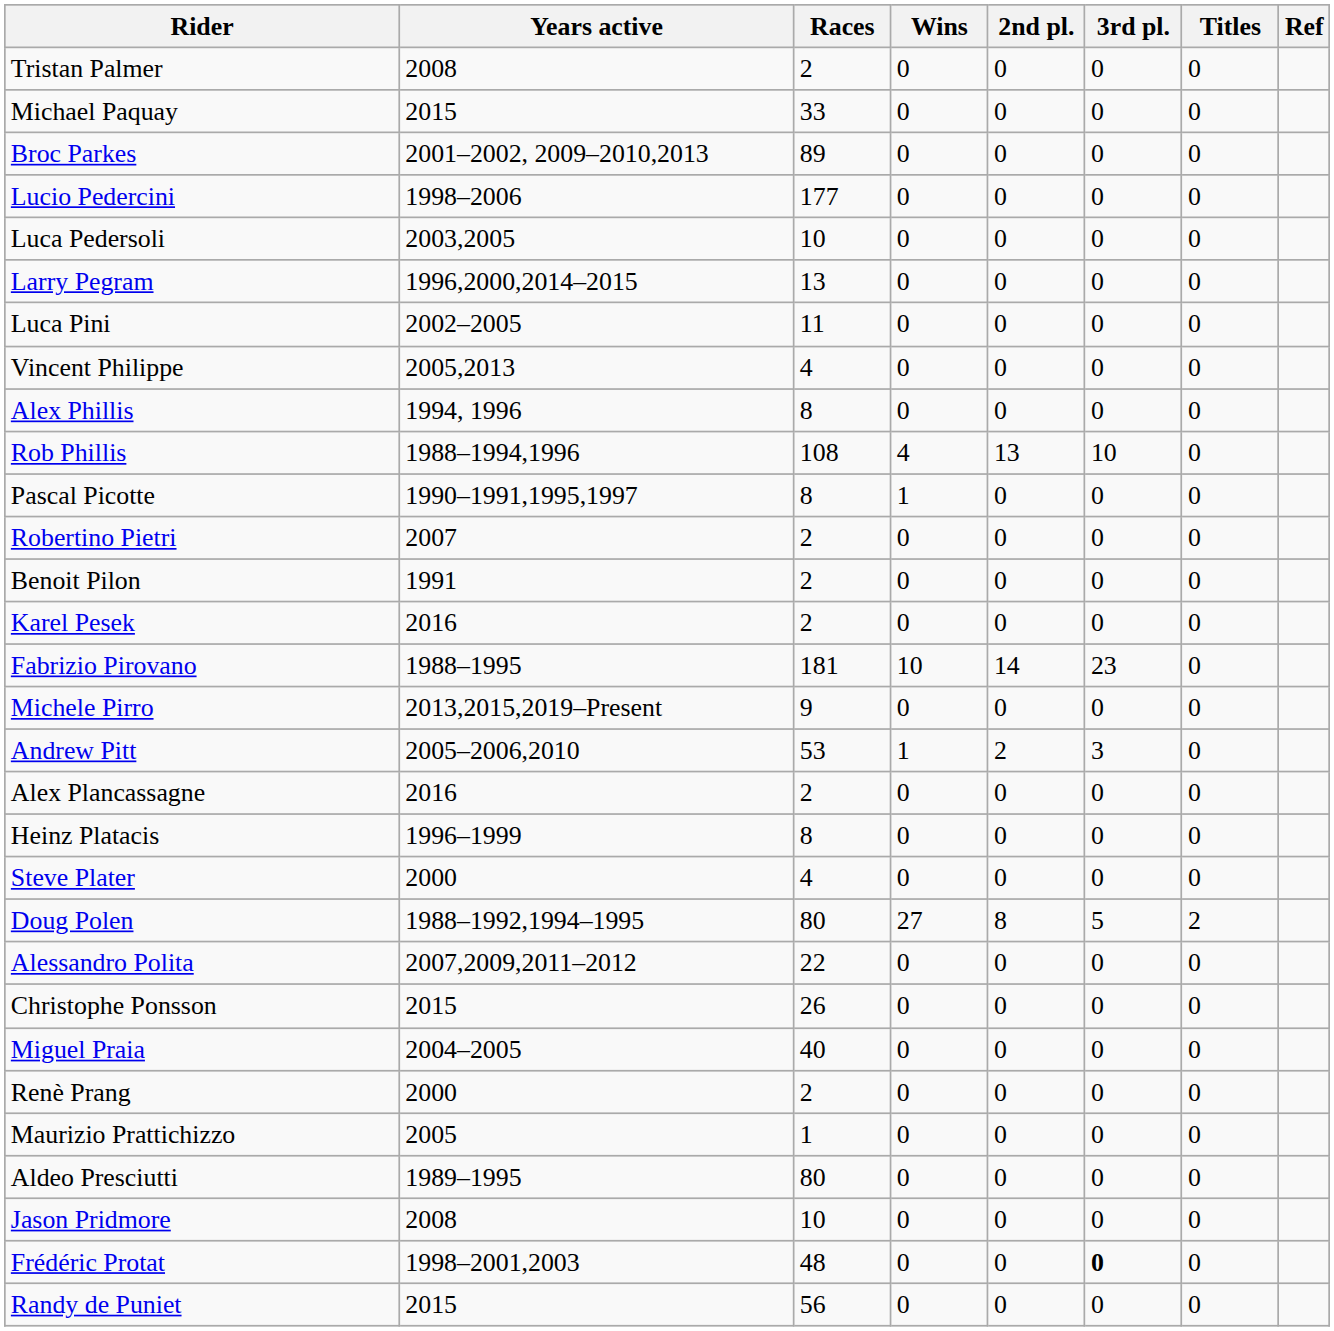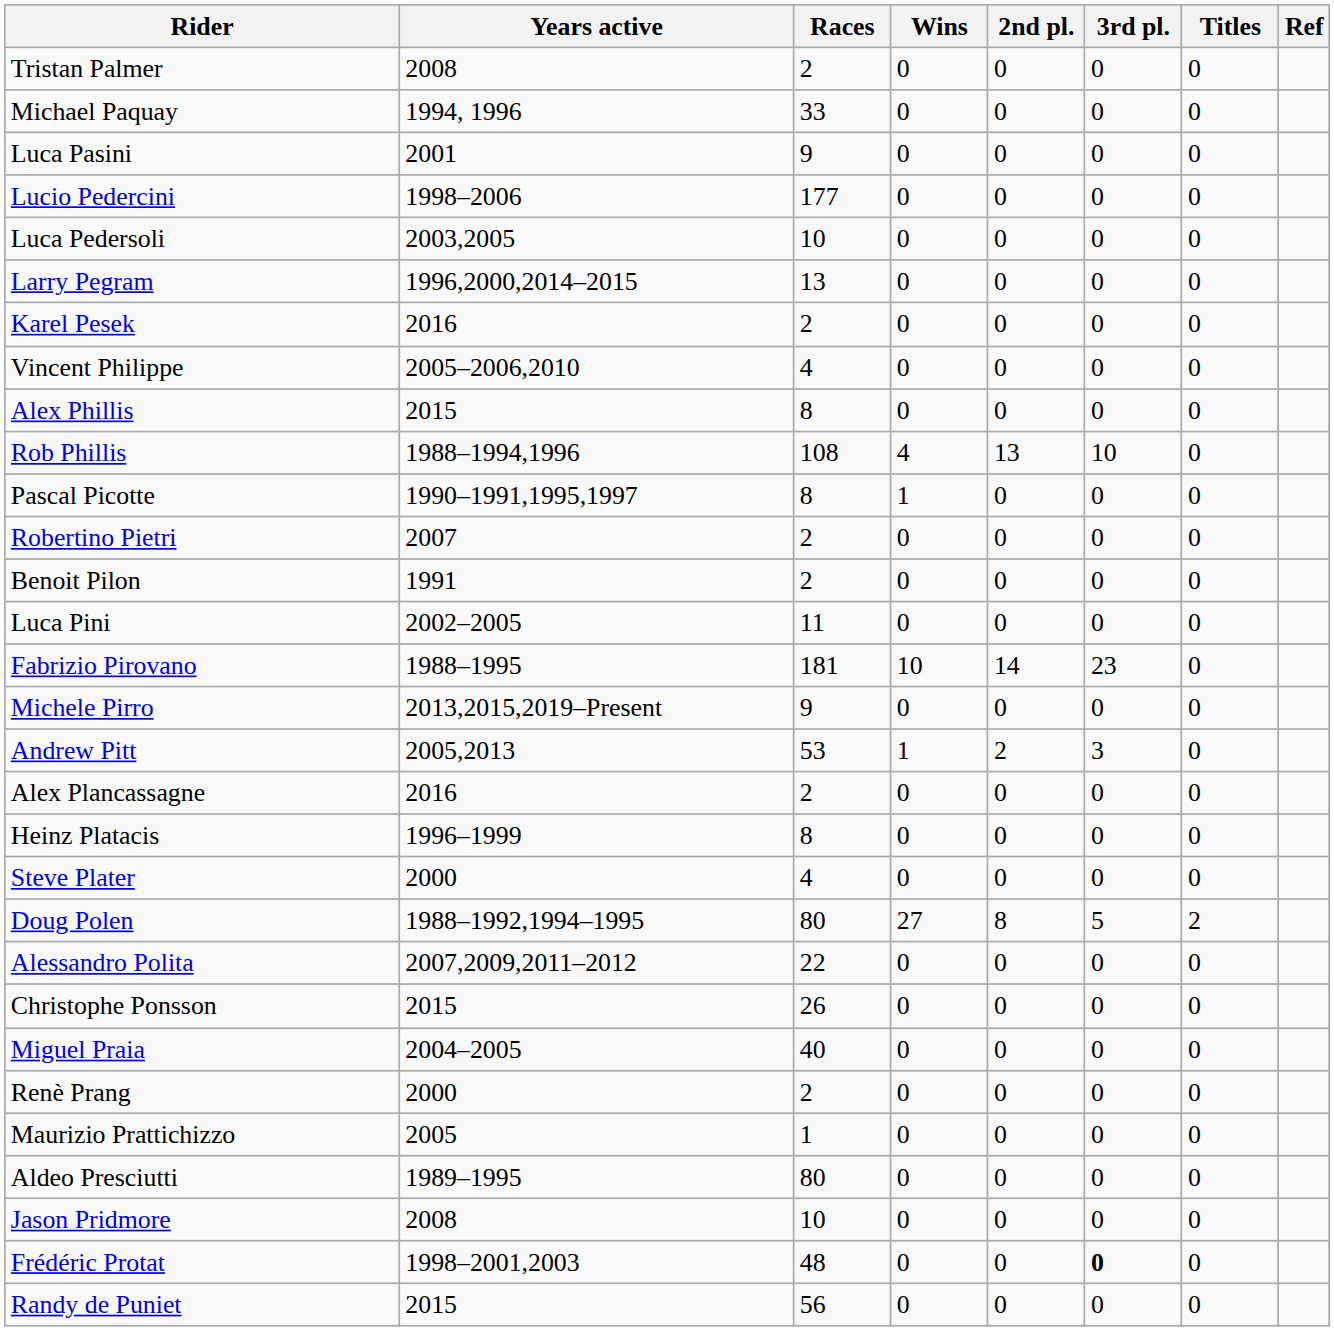(431, 111) 2015 -> (463, 111) 1994, 1996
- row: (74, 153)
+ row: (71, 153)
rows swapped: (73, 622) <-> (61, 324)
(460, 366) 2005,2013 -> (492, 366) 2005–2006,2010
(463, 409) 1994, 1996 -> (431, 409) 2015
(492, 750) 2005–2006,2010 -> (460, 750) 2005,2013
